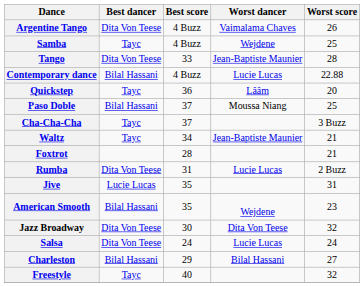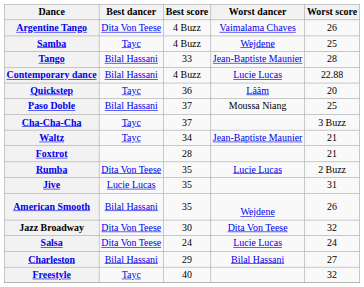(131, 59) Dita Von Teese -> (131, 59) Bilal Hassani
(187, 169) 31 -> (187, 169) 35
(332, 206) 23 -> (332, 206) 26
